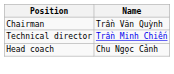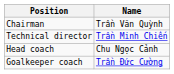+ row: (44, 62)
